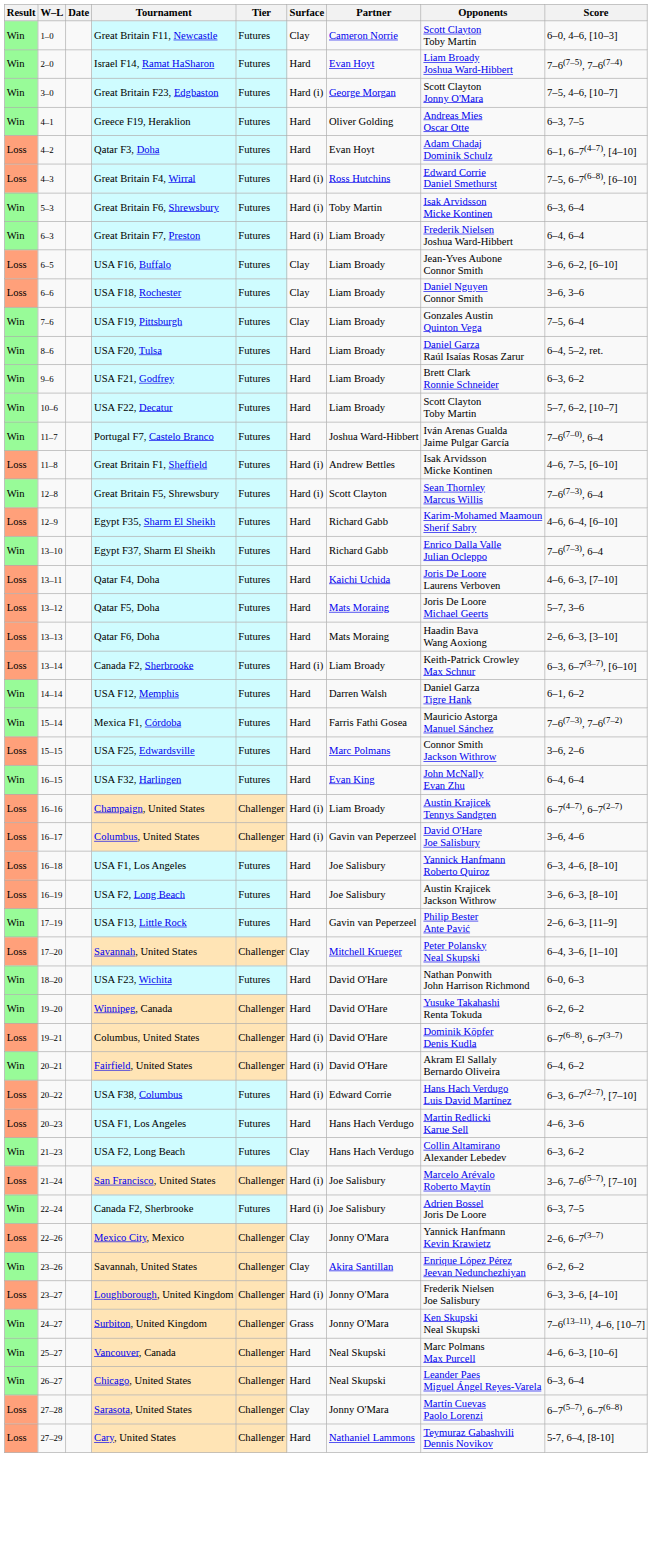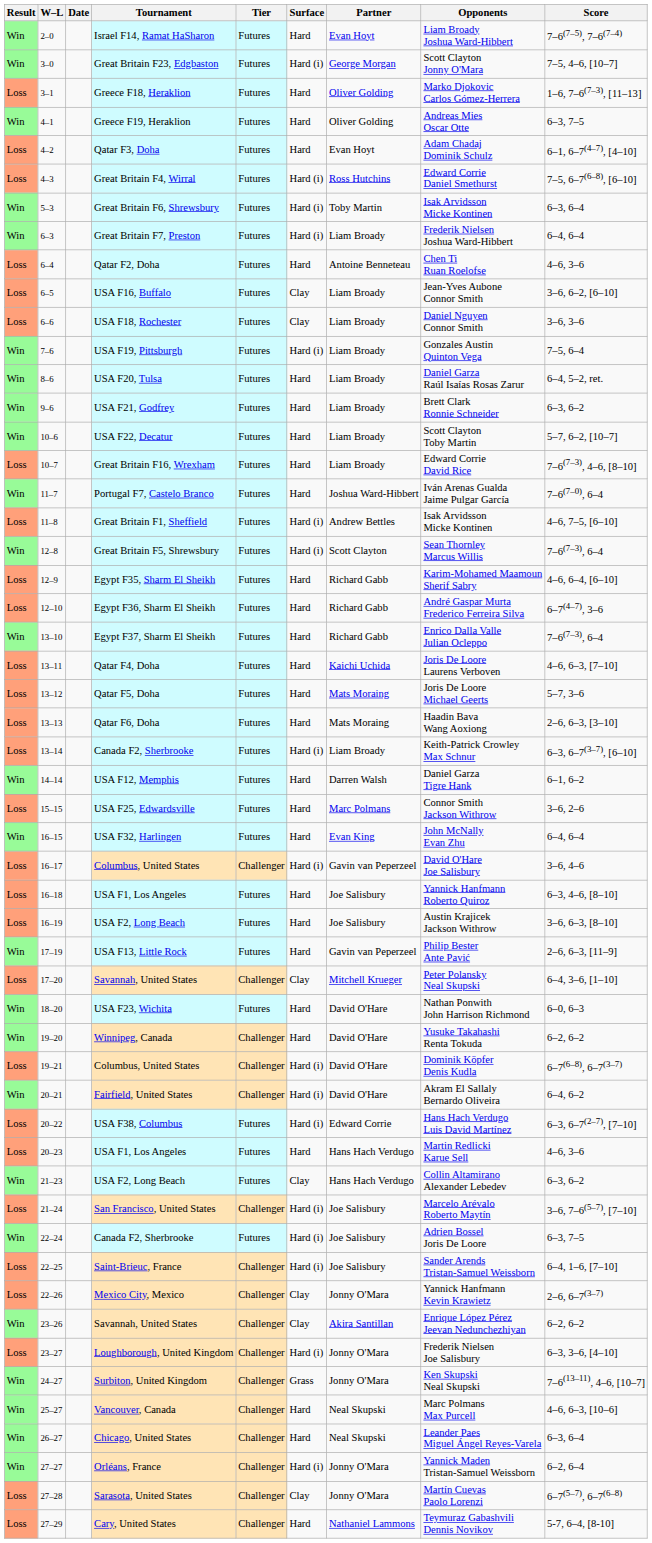- row: (47, 36)
+ row: (47, 93)
+ row: (47, 265)
(299, 321) Clay -> (306, 350) Hard (i)
+ row: (49, 465)
+ row: (51, 608)
- row: (51, 723)
- row: (51, 809)
+ row: (51, 1267)
+ row: (51, 1467)
